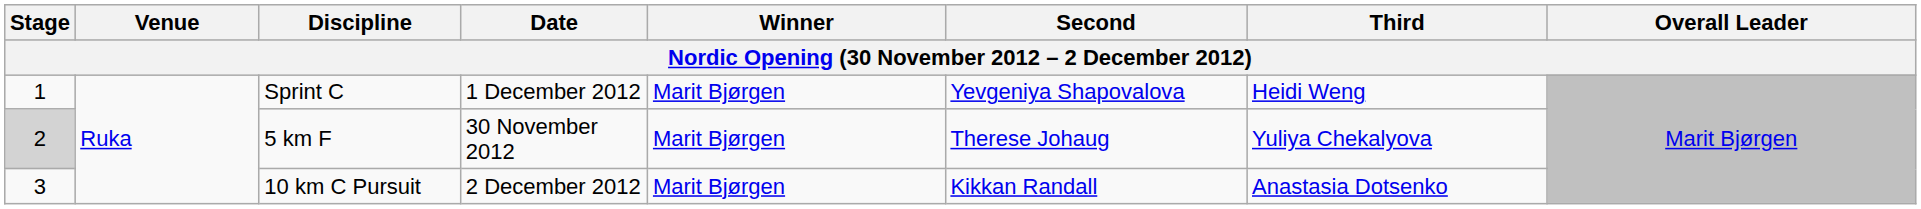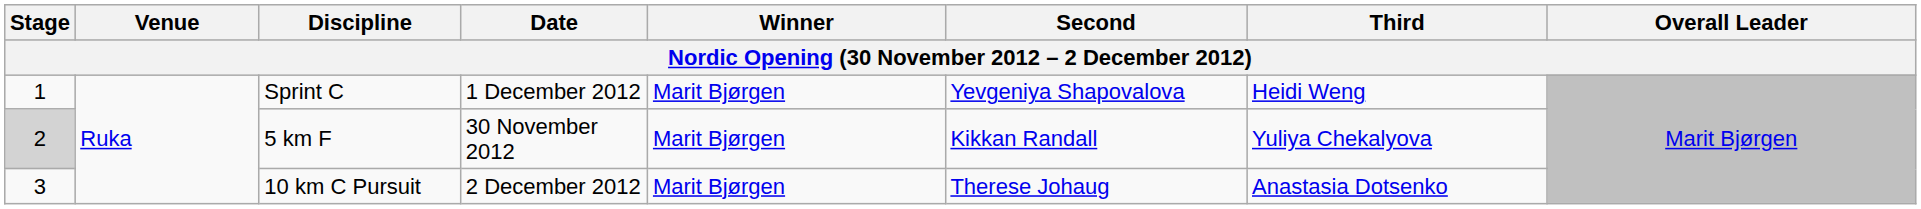(1030, 139) Therese Johaug -> (1024, 139) Kikkan Randall
(1024, 186) Kikkan Randall -> (1030, 186) Therese Johaug
